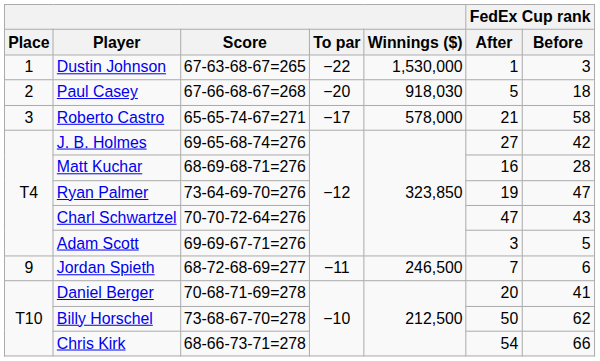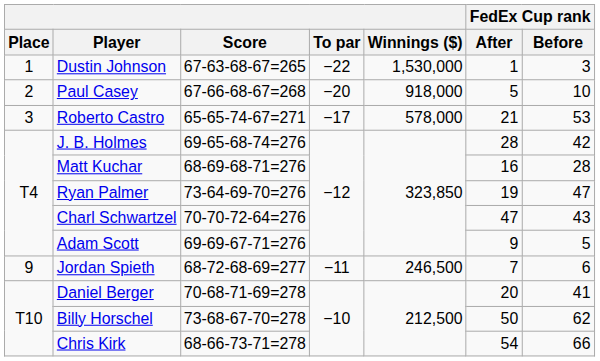(434, 92) 918,030 -> (434, 92) 918,000
(582, 92) 18 -> (582, 92) 10
(582, 117) 58 -> (582, 117) 53
(509, 142) 27 -> (509, 142) 28
(514, 243) 3 -> (514, 243) 9
